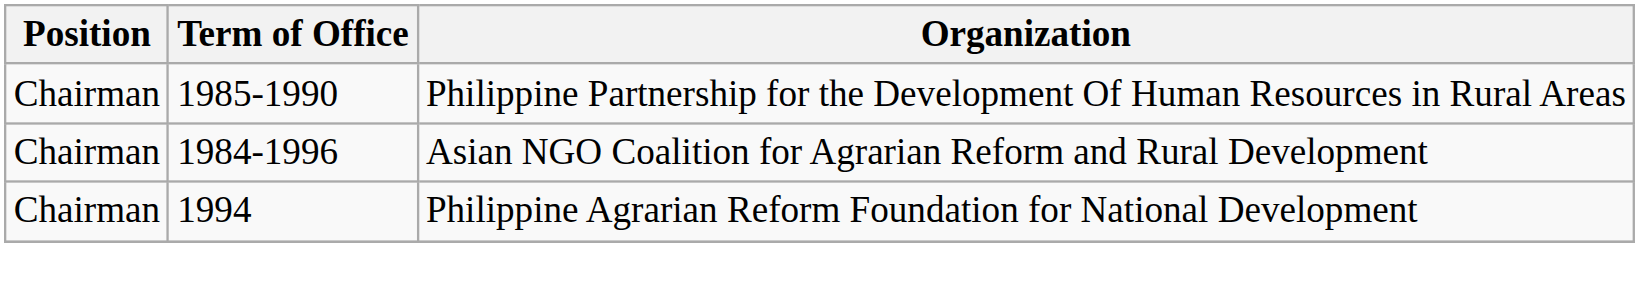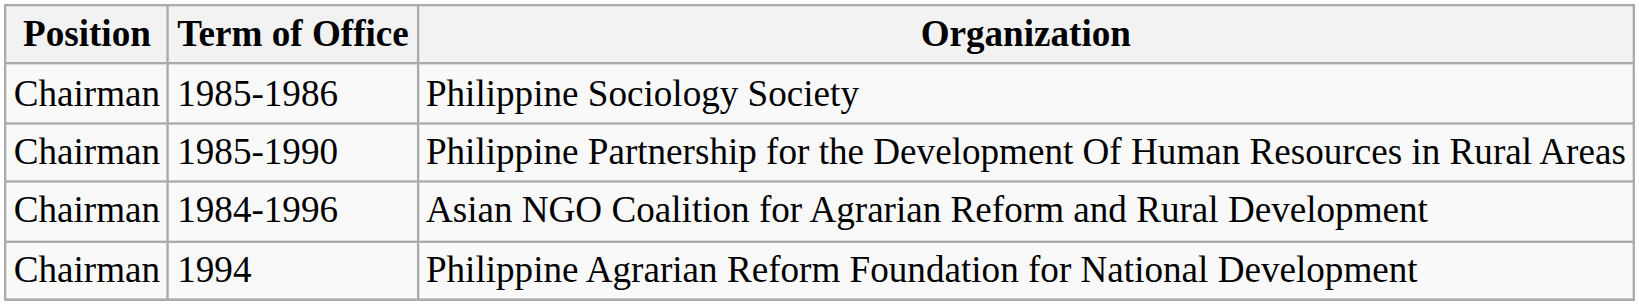+ row: (642, 92)
